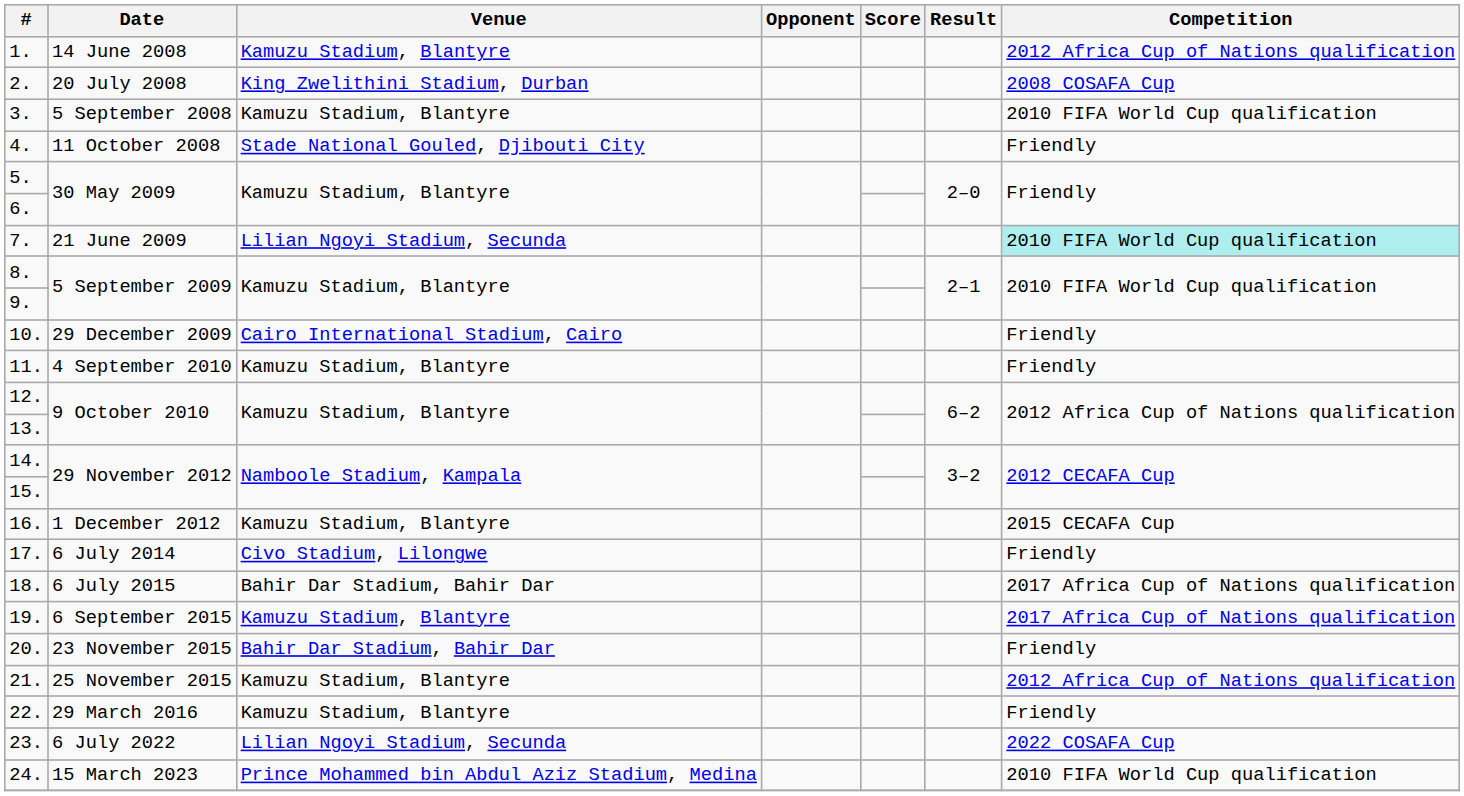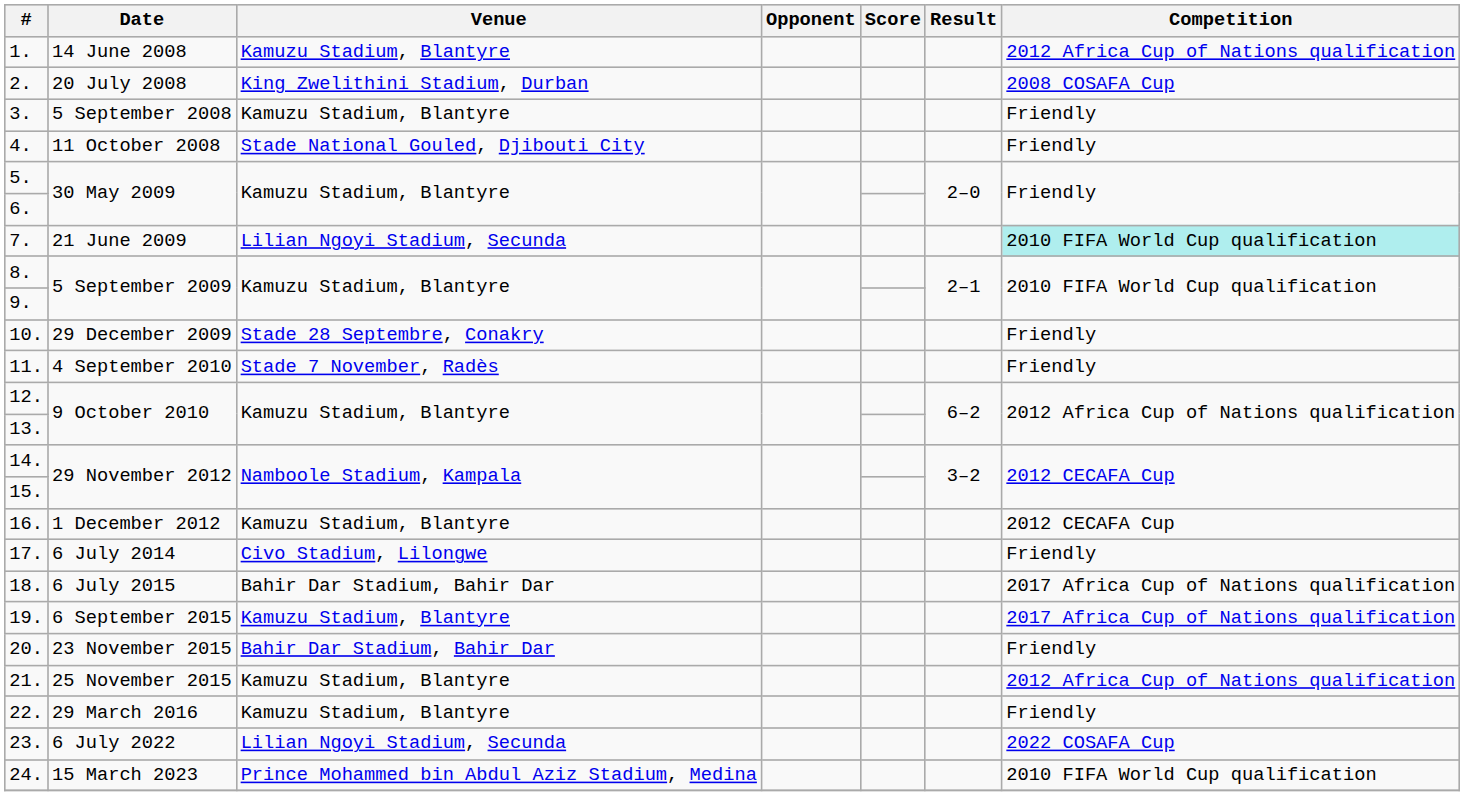(1192, 115) 2010 FIFA World Cup qualification -> (1051, 115) Friendly
(431, 335) Cairo International Stadium, Cairo -> (392, 335) Stade 28 Septembre, Conakry
(375, 366) Kamuzu Stadium, Blantyre -> (370, 366) Stade 7 November, Radès
(1091, 523) 2015 CECAFA Cup -> (1091, 523) 2012 CECAFA Cup
